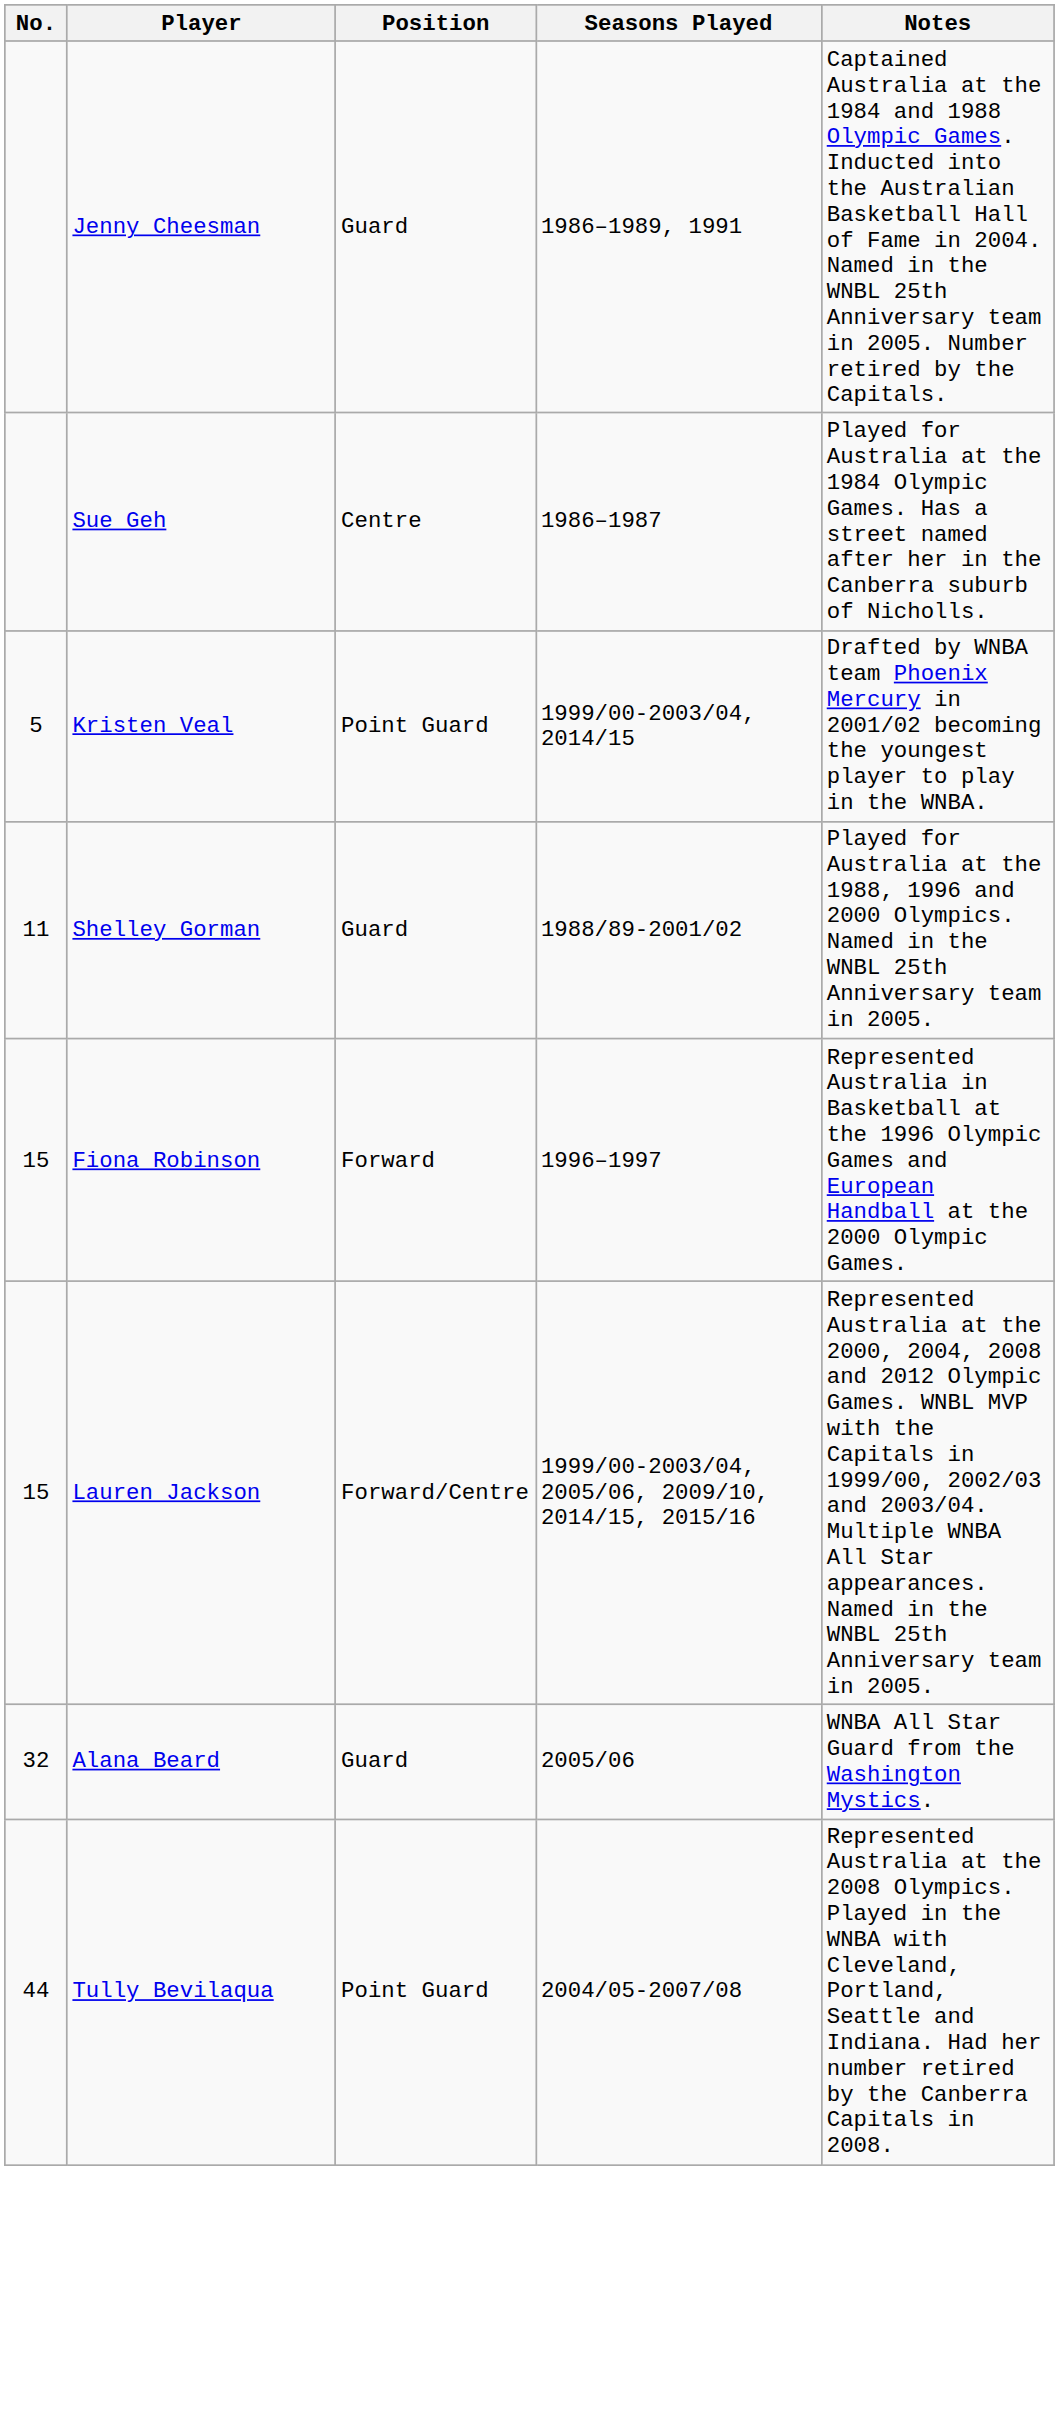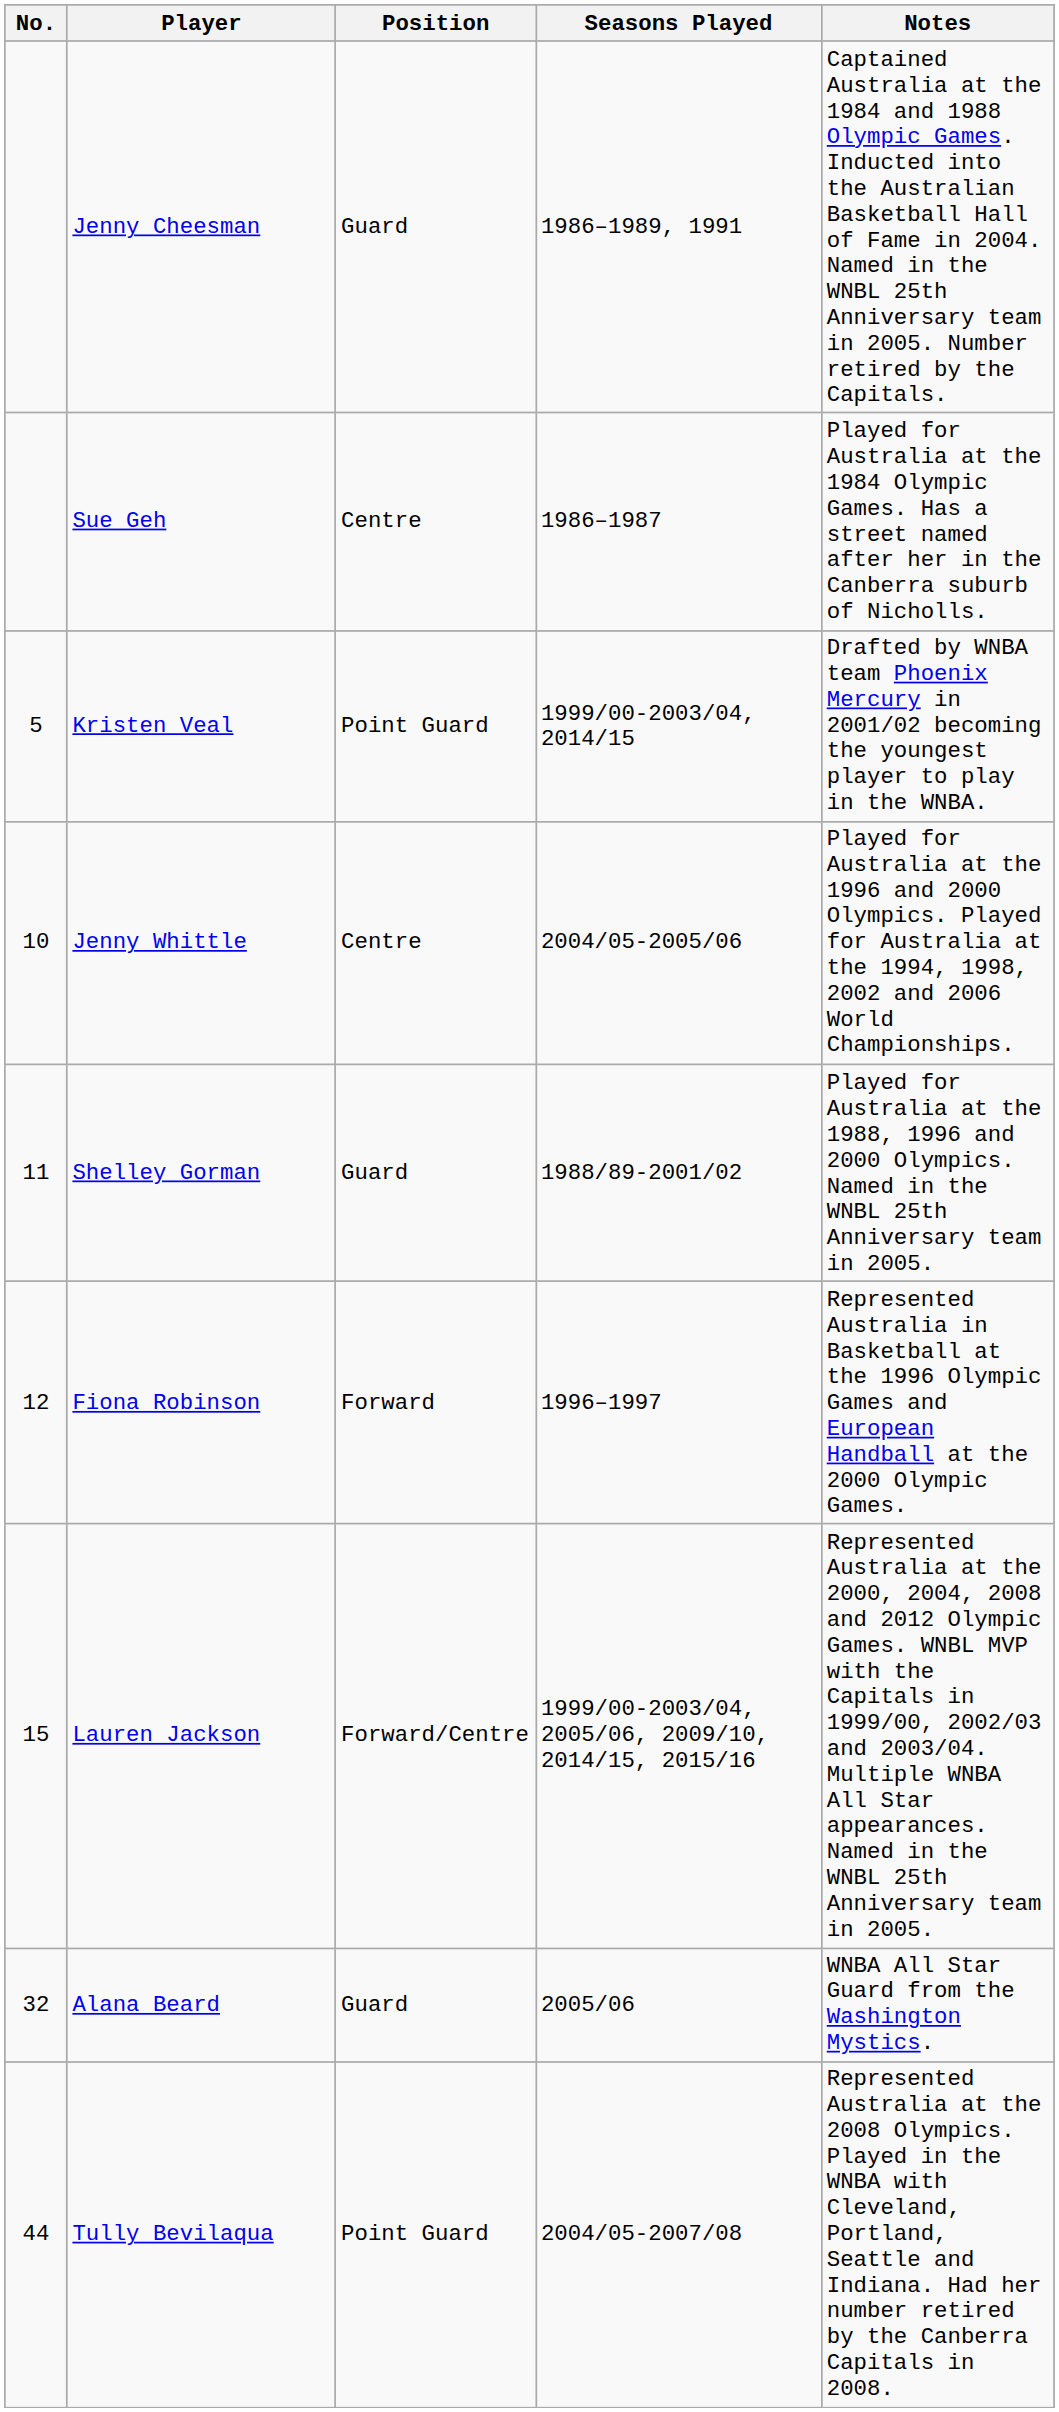+ row: (160, 943)
(36, 1160) 15 -> (36, 1403) 12
